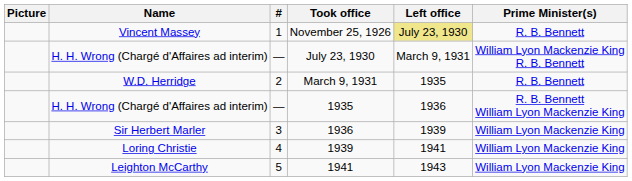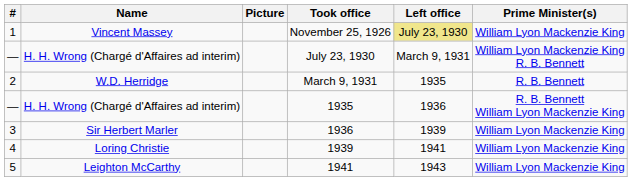columns swapped: (279, 13) <-> (27, 13)
(550, 31) R. B. Bennett -> (550, 31) William Lyon Mackenzie King
